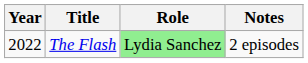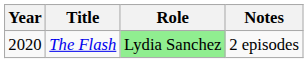(25, 44) 2022 -> (25, 44) 2020
